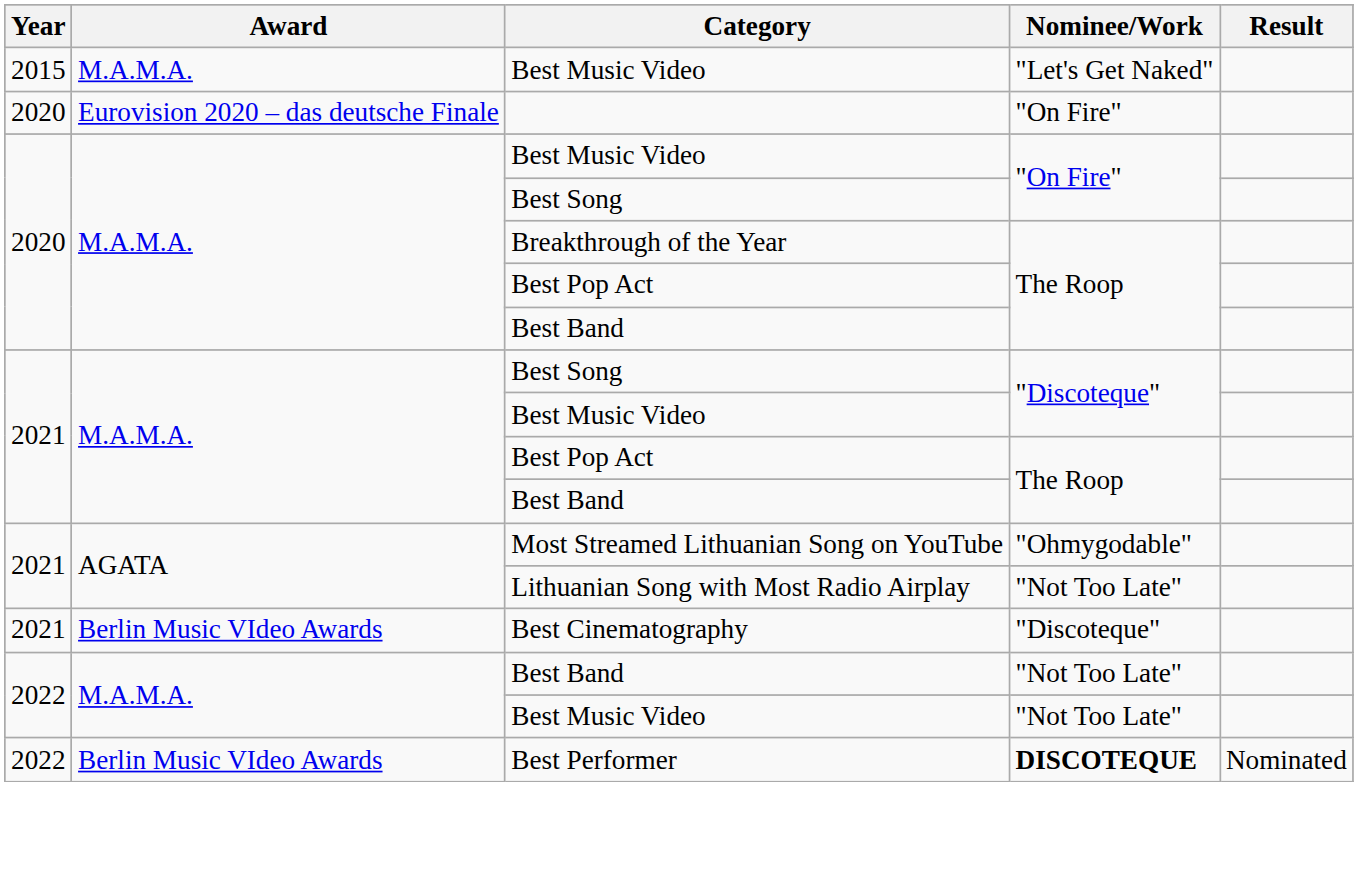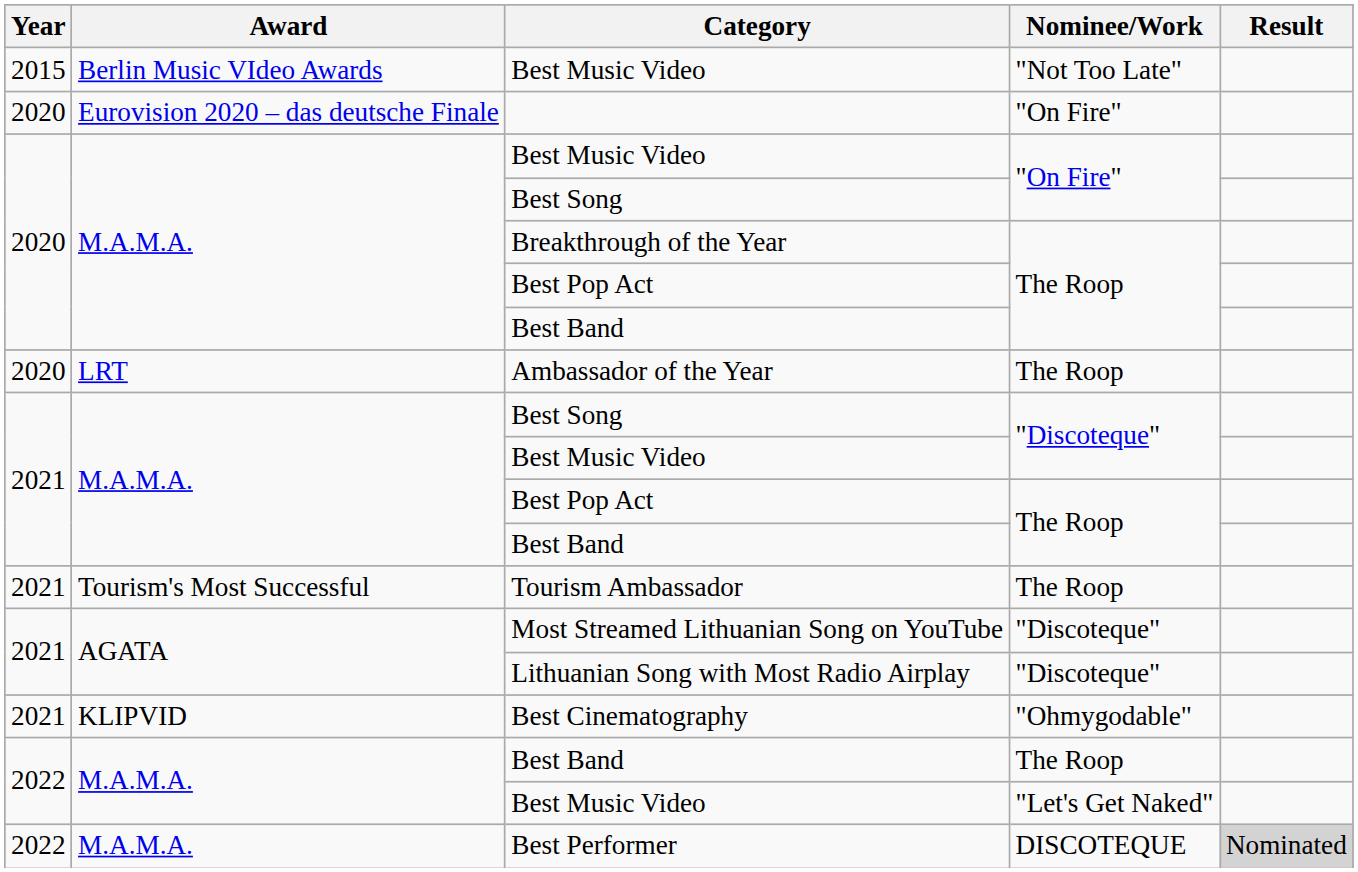(135, 69) M.A.M.A. -> (230, 69) Berlin Music VIdeo Awards
(1114, 69) "Let's Get Naked" -> (1099, 69) "Not Too Late"
+ row: (38, 371)
+ row: (38, 586)
(1104, 543) "Ohmygodable" -> (1088, 629) "Discoteque"
(1099, 586) "Not Too Late" -> (1088, 673) "Discoteque"
(230, 629) Berlin Music VIdeo Awards -> (132, 716) KLIPVID
(1088, 629) "Discoteque" -> (1104, 716) "Ohmygodable"
(1099, 673) "Not Too Late" -> (1070, 759) The Roop
(1099, 716) "Not Too Late" -> (1114, 802) "Let's Get Naked"
(230, 759) Berlin Music VIdeo Awards -> (135, 845) M.A.M.A.
(1106, 759) bold -> (1101, 845) normal
(1286, 759) no background -> (1286, 845) lightgrey background
